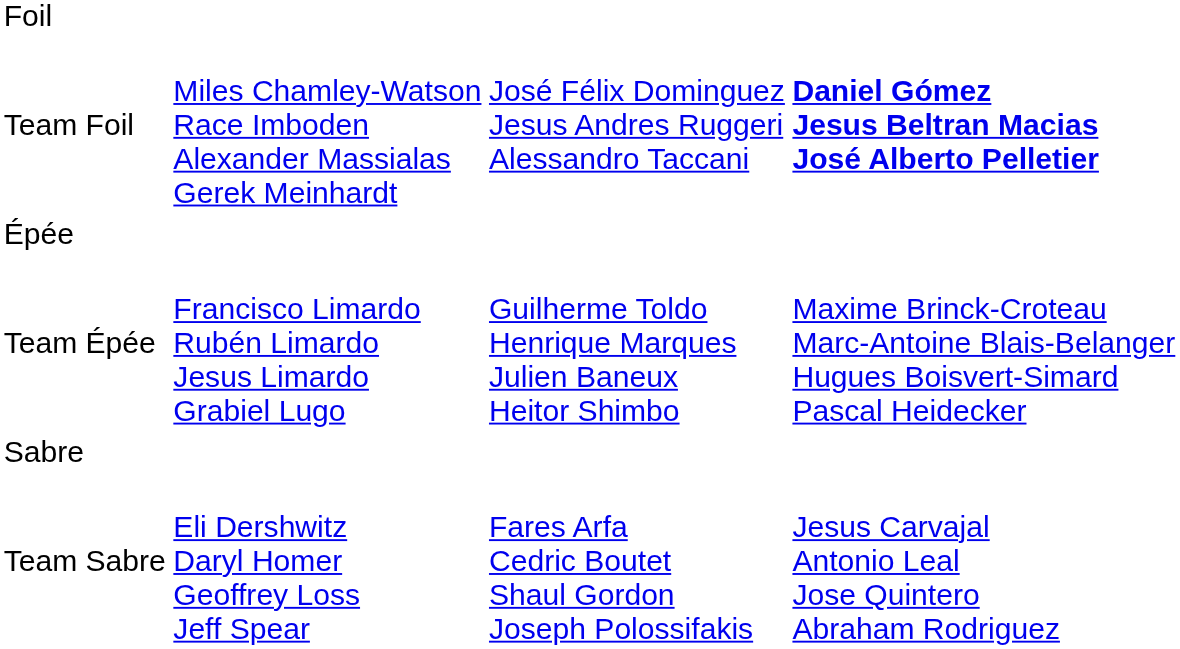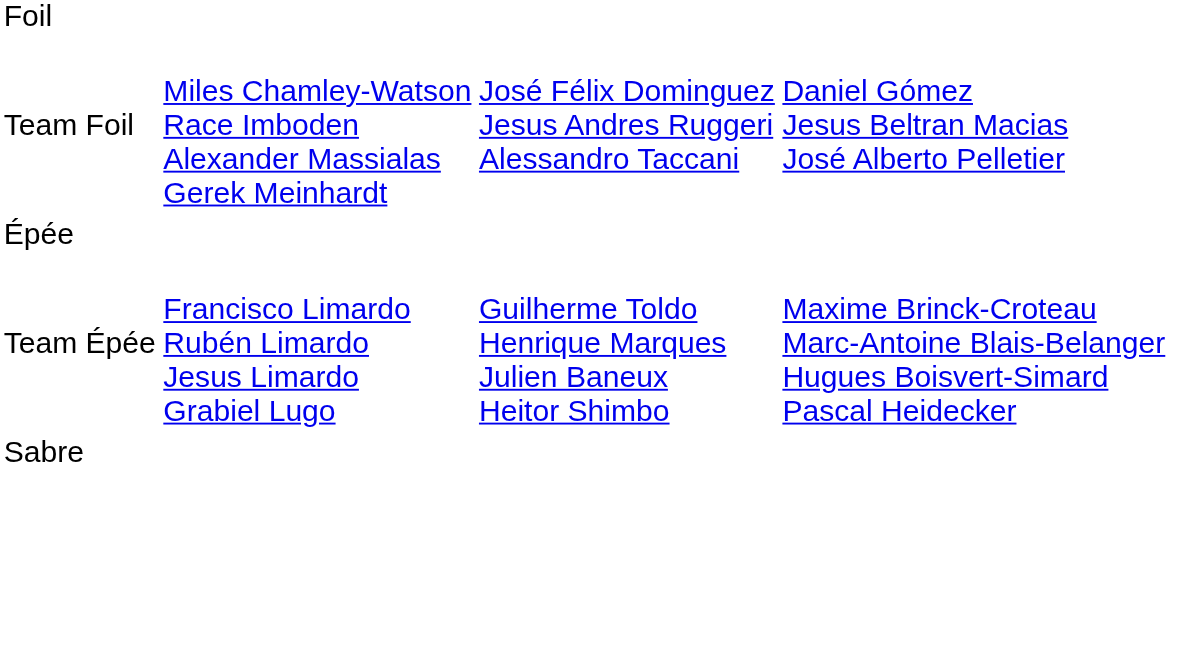(946, 125) bold -> (925, 125) normal
- row: (85, 561)
